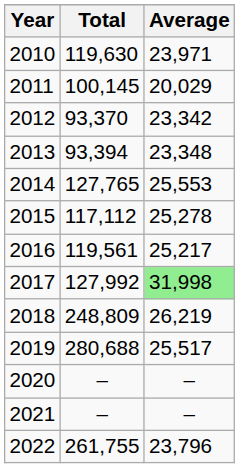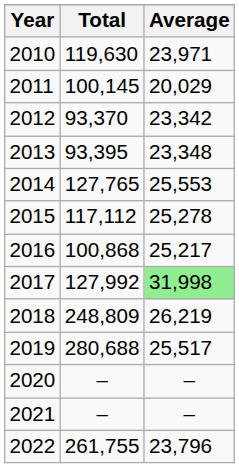(96, 151) 93,394 -> (96, 151) 93,395
(101, 250) 119,561 -> (102, 250) 100,868
